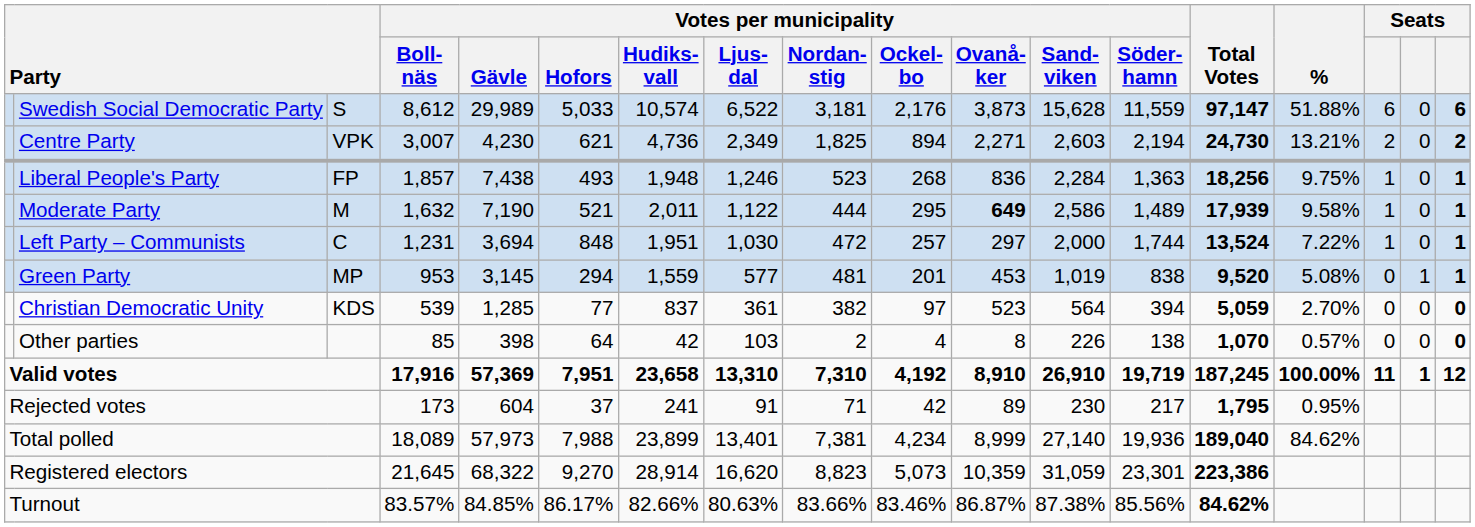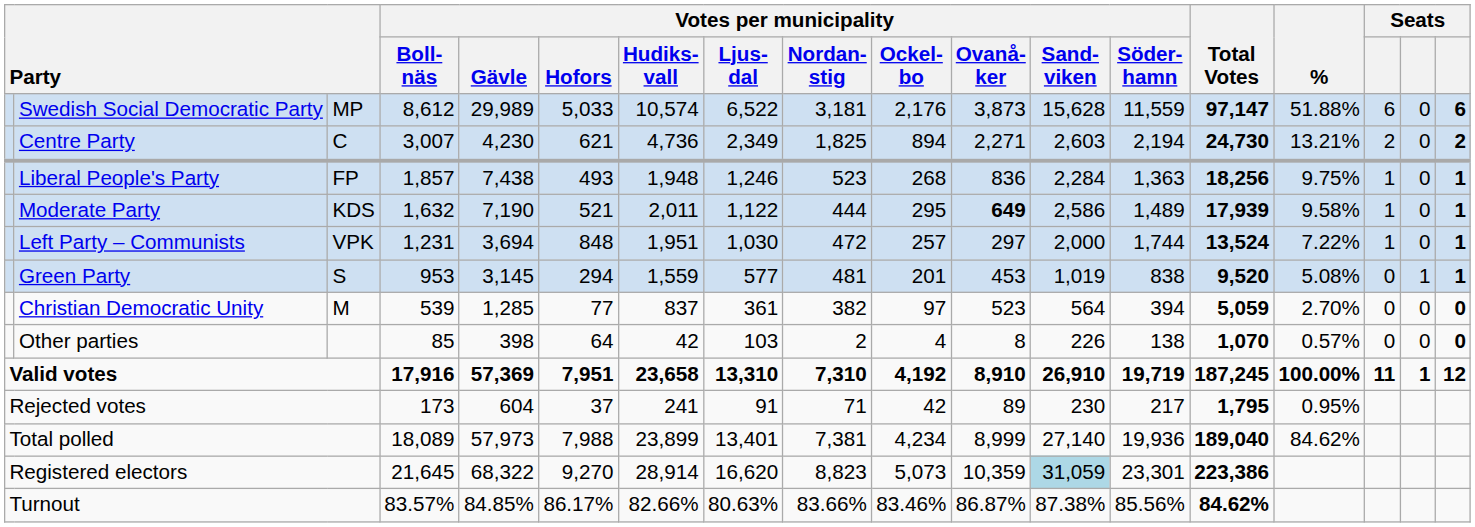(339, 109) S -> (348, 109) MP
(353, 142) VPK -> (340, 142) C
(341, 210) M -> (354, 210) KDS
(340, 243) C -> (353, 243) VPK
(348, 275) MP -> (339, 275) S
(354, 308) KDS -> (341, 308) M
(1074, 472) no background -> (1074, 472) lightblue background
